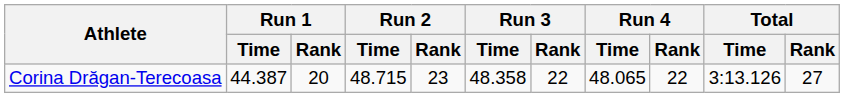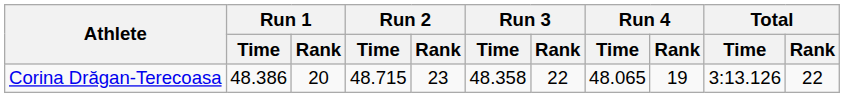(259, 78) 44.387 -> (259, 78) 48.386
(677, 78) 22 -> (677, 78) 19
(812, 78) 27 -> (812, 78) 22
